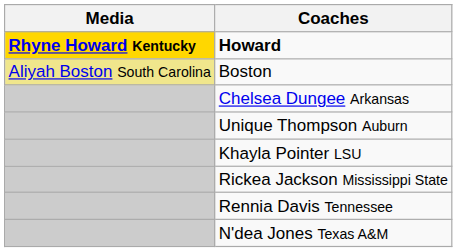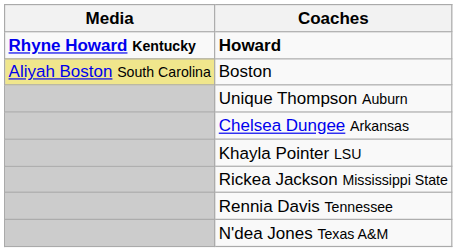(102, 45) gold background -> (102, 45) no background
rows swapped: (314, 99) <-> (313, 126)
